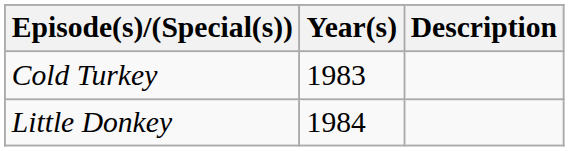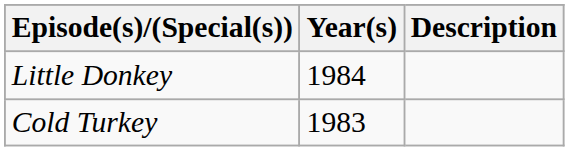rows swapped: (85, 74) <-> (92, 121)
